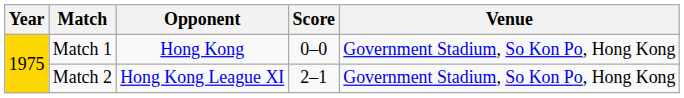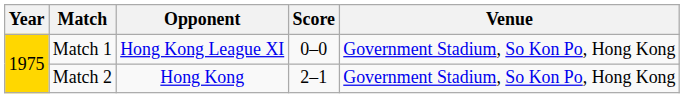(202, 49) Hong Kong -> (202, 49) Hong Kong League XI
(202, 78) Hong Kong League XI -> (202, 78) Hong Kong
